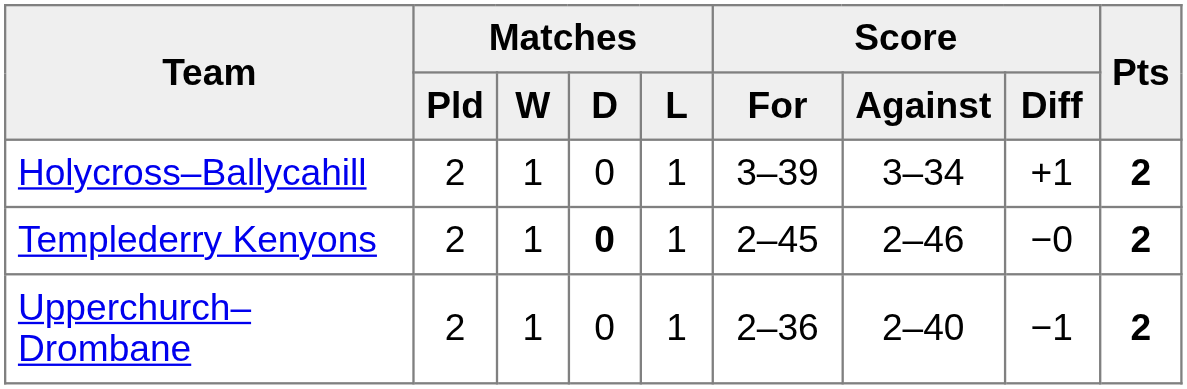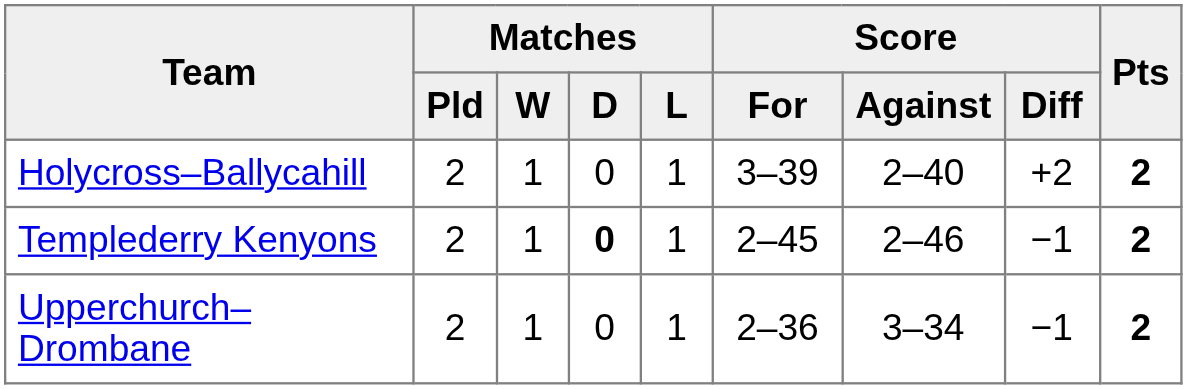(923, 172) 3–34 -> (923, 172) 2–40
(1052, 172) +1 -> (1052, 172) +2
(1052, 239) −0 -> (1052, 239) −1
(923, 328) 2–40 -> (923, 328) 3–34
